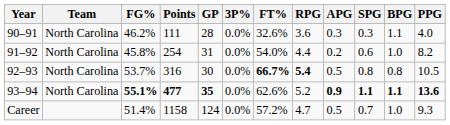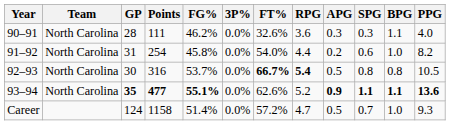columns swapped: (210, 14) <-> (141, 14)
